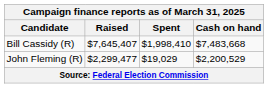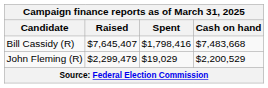(166, 43) $1,998,410 -> (166, 43) $1,798,416
(112, 59) $2,299,477 -> (112, 59) $2,299,479
